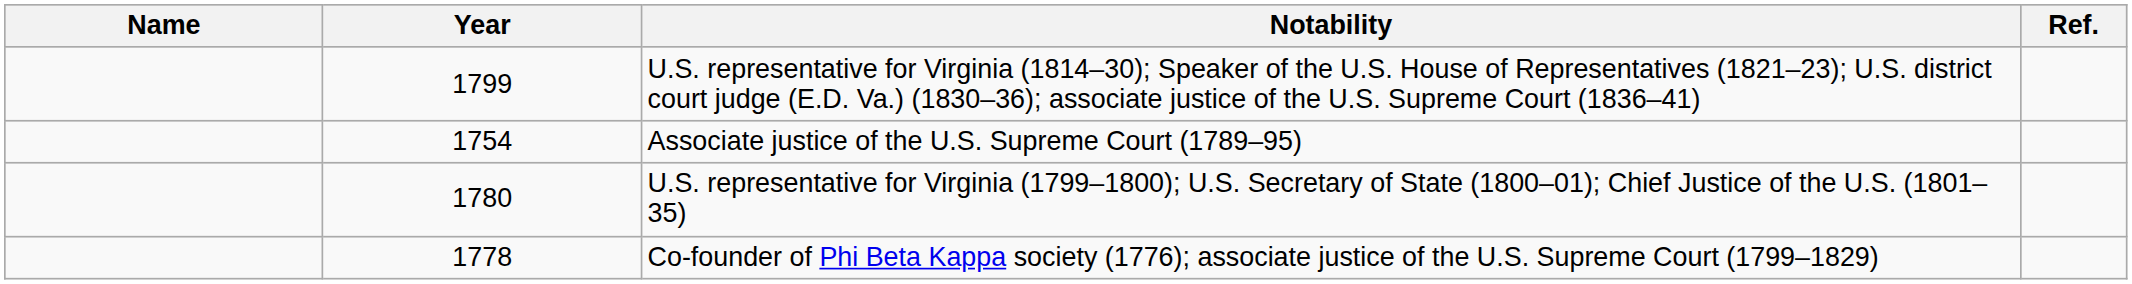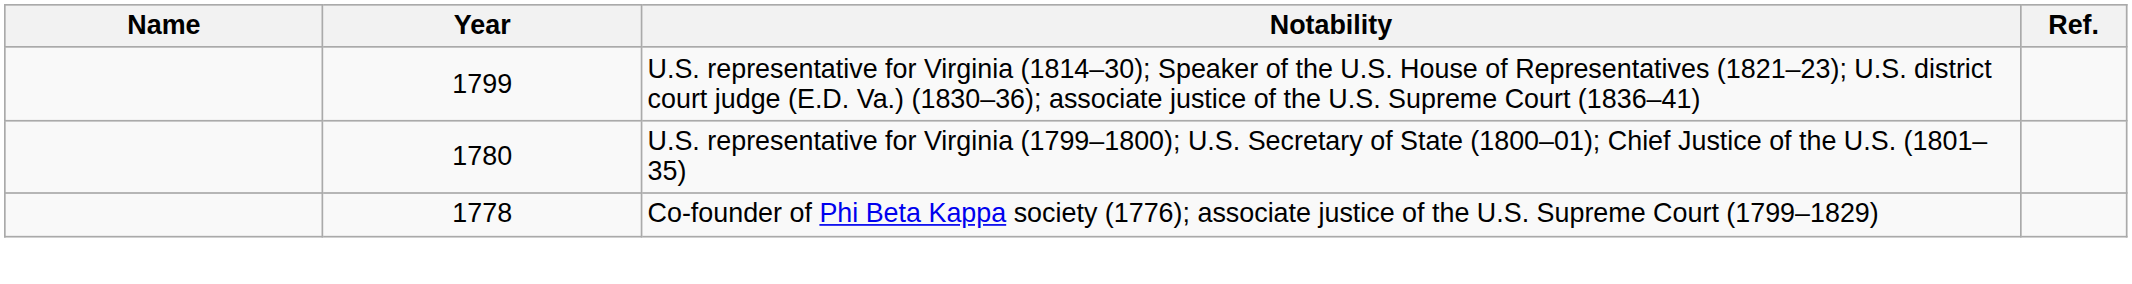- row: (975, 141)
